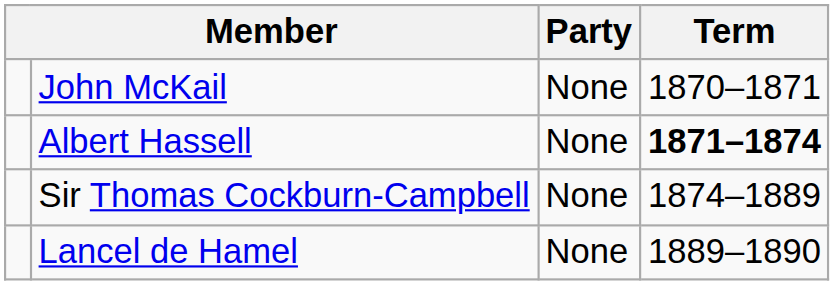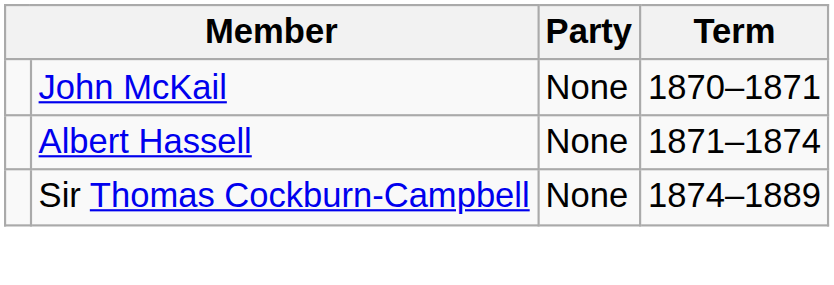(735, 141) bold -> (735, 141) normal
- row: (168, 251)
